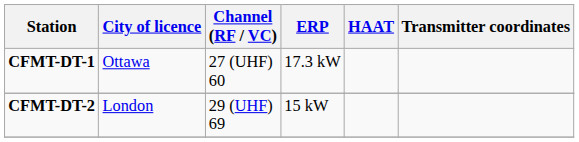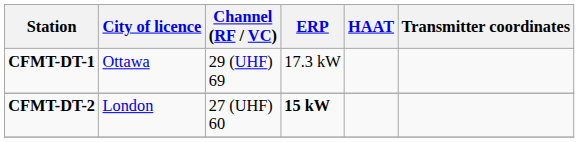(241, 70) 27 (UHF) 60 -> (241, 70) 29 (UHF) 69
(241, 115) 29 (UHF) 69 -> (241, 115) 27 (UHF) 60
(306, 105) normal -> (307, 105) bold
